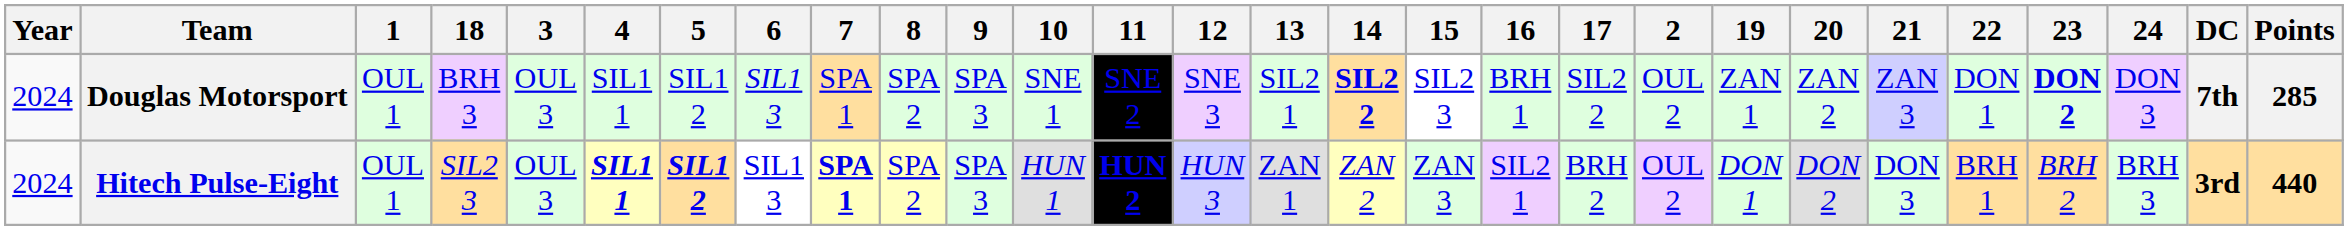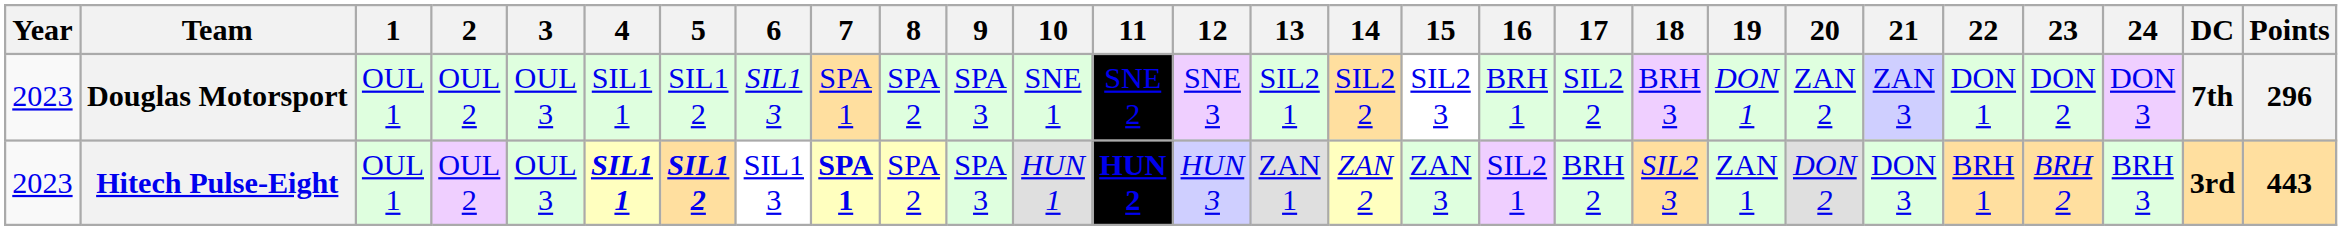columns swapped: (1673, 28) <-> (469, 28)
(42, 96) 2024 -> (42, 96) 2023
(1367, 96) bold -> (1365, 96) normal
(1750, 96) ZAN 1 -> (1747, 96) DON 1
(2067, 96) bold -> (2063, 96) normal
(2295, 96) 285 -> (2290, 96) 296
(42, 181) 2024 -> (42, 181) 2023
(1750, 181) DON 1 -> (1747, 181) ZAN 1
(2295, 181) 440 -> (2290, 181) 443
